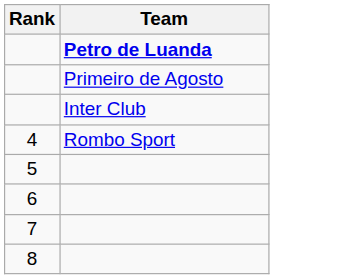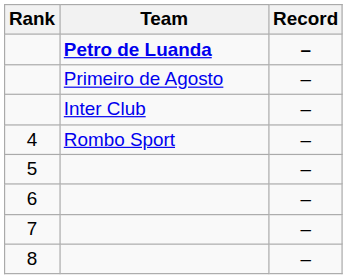+ column: (306, 19)
